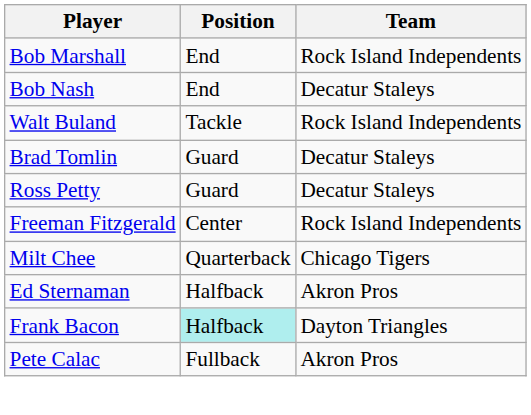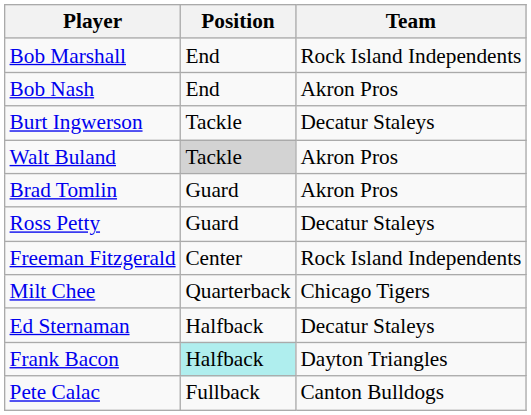(367, 88) Decatur Staleys -> (349, 88) Akron Pros
+ row: (76, 122)
(214, 122) no background -> (214, 156) lightgrey background
(411, 122) Rock Island Independents -> (349, 156) Akron Pros
(367, 156) Decatur Staleys -> (349, 190) Akron Pros
(349, 291) Akron Pros -> (367, 325) Decatur Staleys
(349, 358) Akron Pros -> (372, 392) Canton Bulldogs
